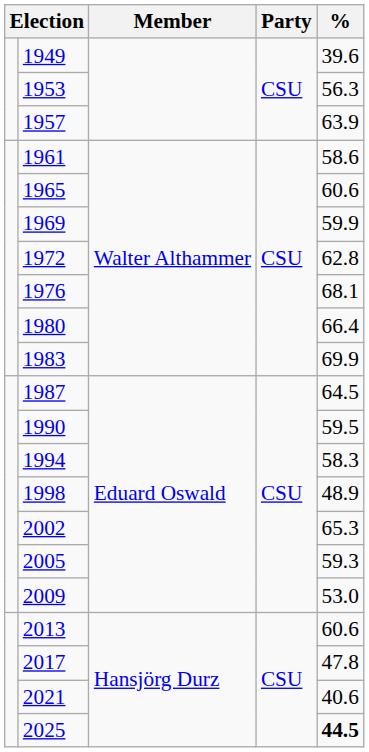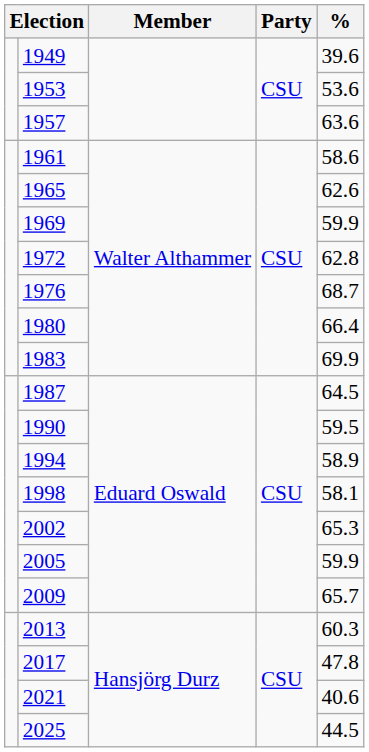(340, 88) 56.3 -> (340, 88) 53.6
(340, 122) 63.9 -> (340, 122) 63.6
(340, 190) 60.6 -> (340, 190) 62.6
(340, 291) 68.1 -> (340, 291) 68.7
(340, 460) 58.3 -> (340, 460) 58.9
(340, 493) 48.9 -> (340, 493) 58.1
(340, 561) 59.3 -> (340, 561) 59.9
(340, 595) 53.0 -> (340, 595) 65.7
(340, 628) 60.6 -> (340, 628) 60.3
(340, 730) bold -> (340, 730) normal
